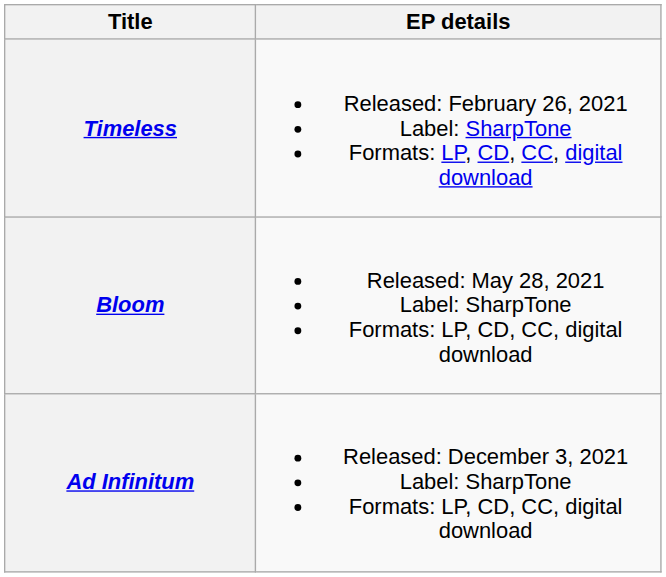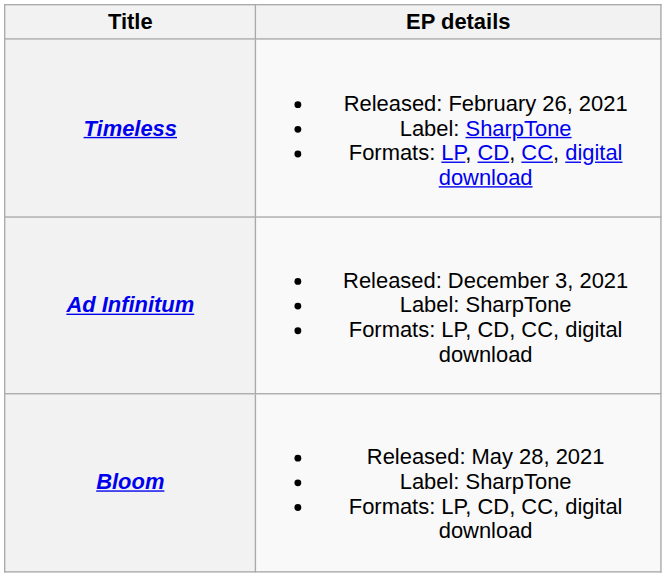rows swapped: (130, 305) <-> (130, 482)
